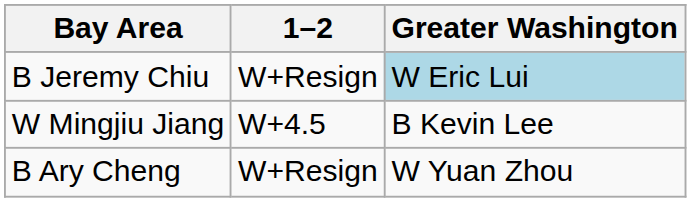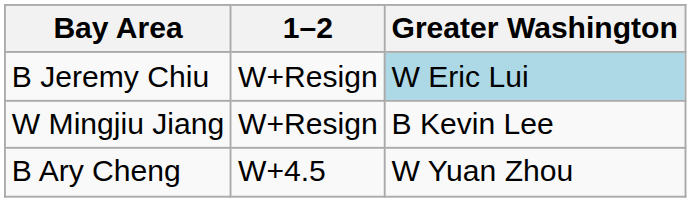(282, 123) W+4.5 -> (308, 123) W+Resign
(308, 171) W+Resign -> (282, 171) W+4.5
